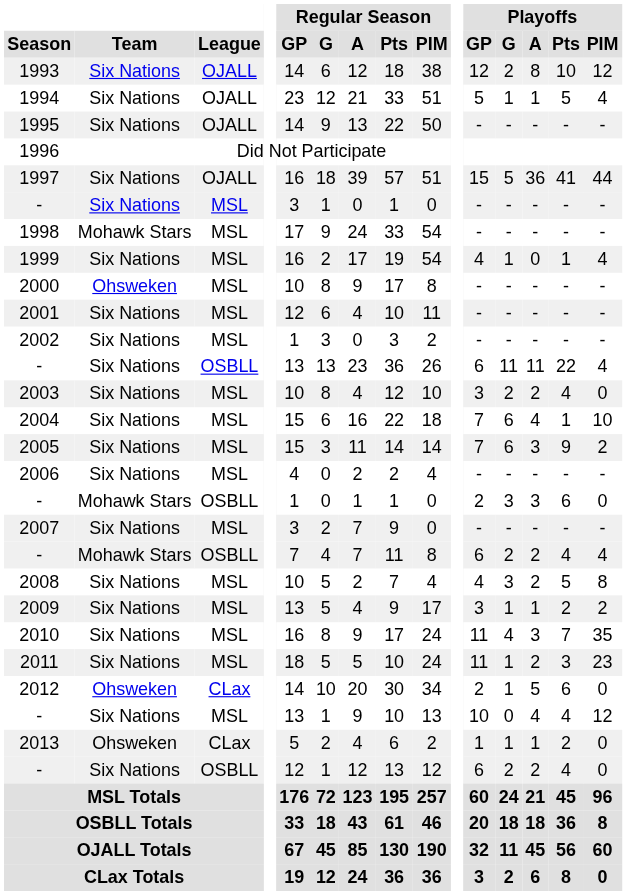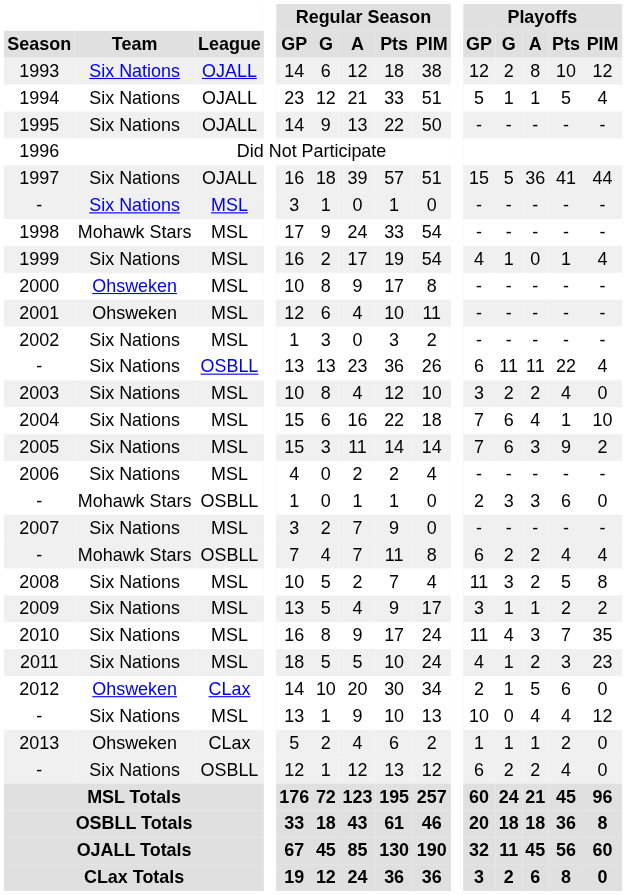(135, 313) Six Nations -> (135, 313) Ohsweken
(479, 581) 4 -> (479, 581) 11
(479, 662) 11 -> (479, 662) 4
